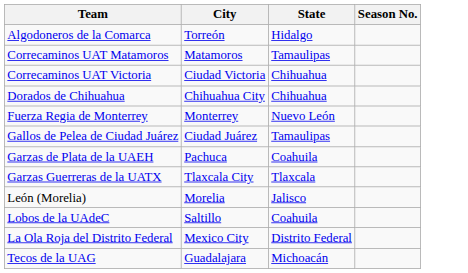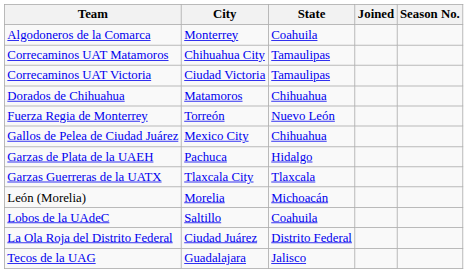+ column: (376, 14)
(204, 34) Torreón -> (211, 34) Monterrey
(292, 34) Hidalgo -> (294, 34) Coahuila
(213, 55) Matamoros -> (225, 55) Chihuahua City
(299, 75) Chihuahua -> (301, 75) Tamaulipas
(225, 95) Chihuahua City -> (213, 95) Matamoros
(211, 116) Monterrey -> (204, 116) Torreón
(221, 136) Ciudad Juárez -> (216, 136) Mexico City
(301, 136) Tamaulipas -> (299, 136) Chihuahua
(294, 156) Coahuila -> (292, 156) Hidalgo
(289, 197) Jalisco -> (300, 197) Michoacán
(216, 237) Mexico City -> (221, 237) Ciudad Juárez
(300, 258) Michoacán -> (289, 258) Jalisco
